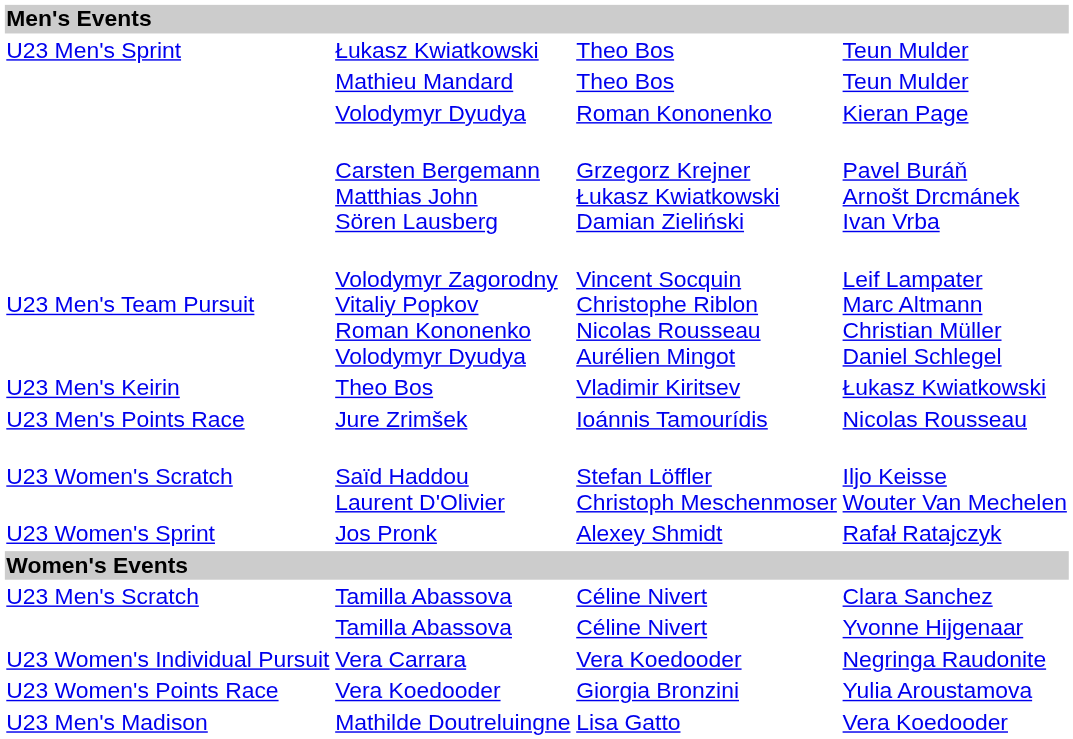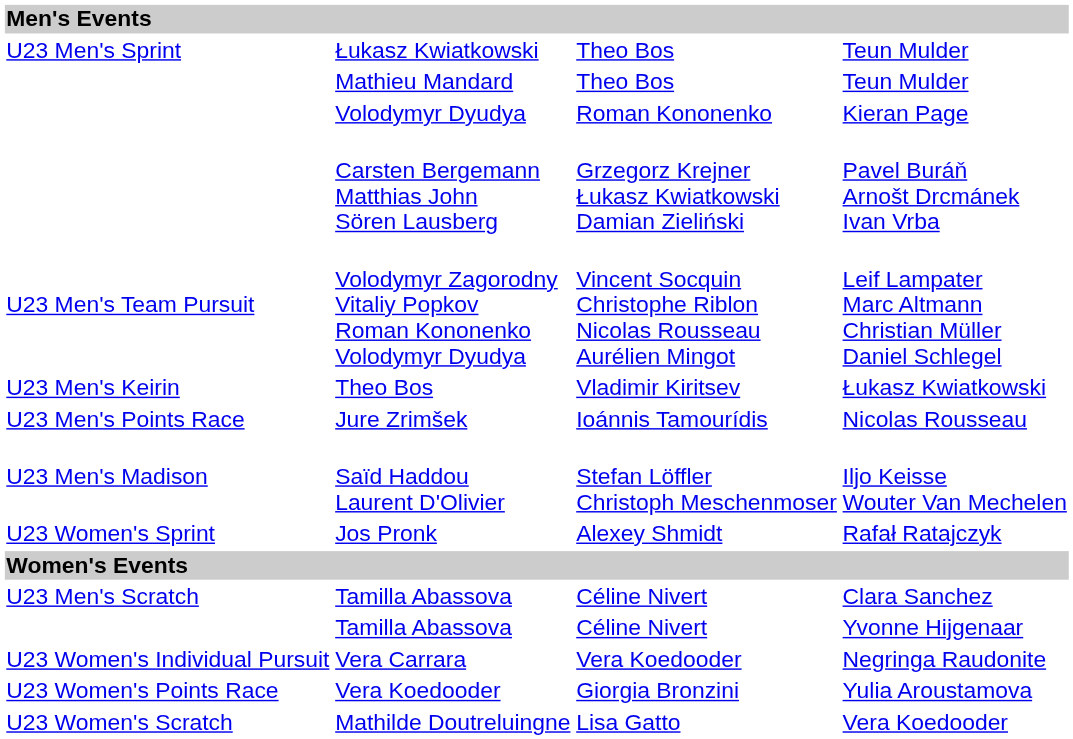(120, 476) U23 Women's Scratch -> (107, 476) U23 Men's Madison
(107, 722) U23 Men's Madison -> (120, 722) U23 Women's Scratch
